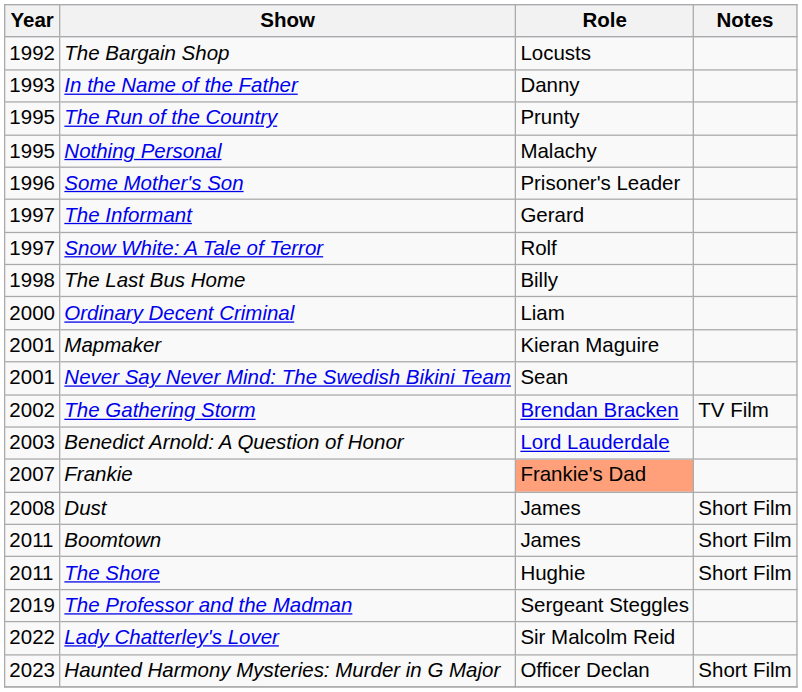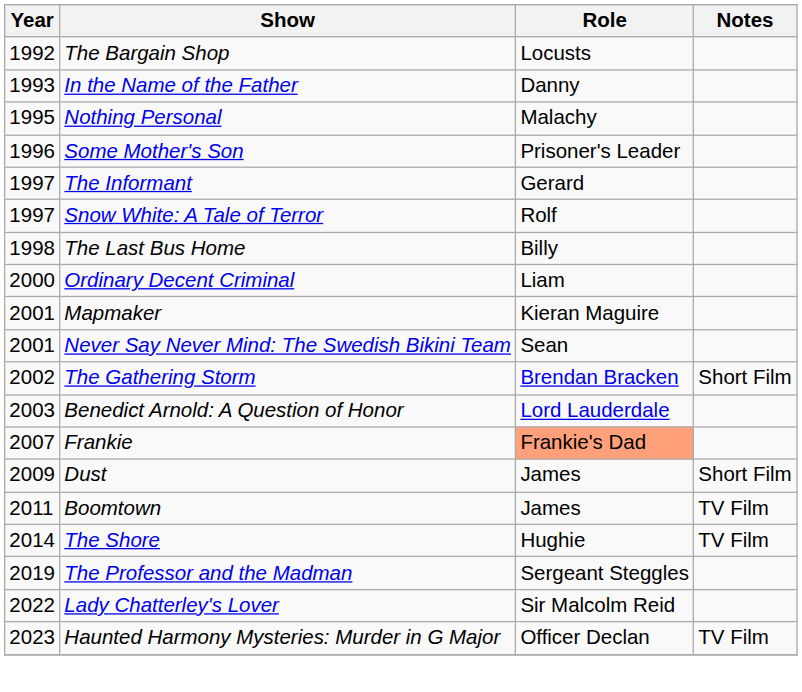- row: (171, 118)
(734, 410) TV Film -> (745, 378) Short Film
(32, 507) 2008 -> (32, 475) 2009
(745, 540) Short Film -> (734, 507) TV Film
(31, 572) 2011 -> (32, 540) 2014
(745, 572) Short Film -> (734, 540) TV Film
(745, 670) Short Film -> (734, 637) TV Film
